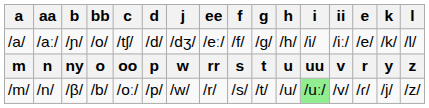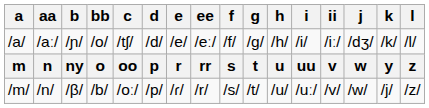columns swapped: (365, 16) <-> (183, 16)
(315, 90) lightgreen background -> (306, 90) no background
